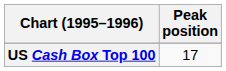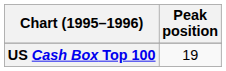(190, 54) 17 -> (190, 54) 19
